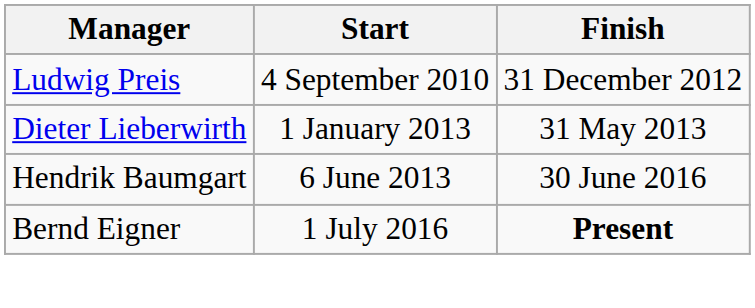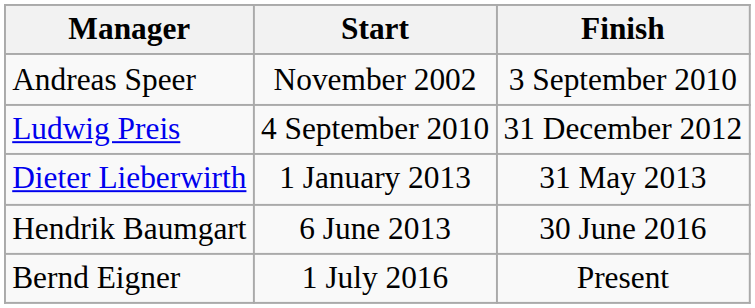+ row: (104, 79)
(623, 228) bold -> (623, 278) normal
